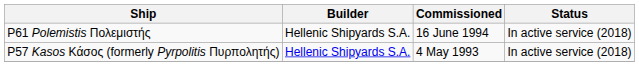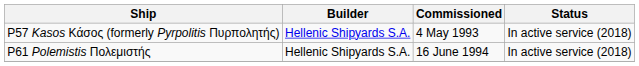rows swapped: (143, 52) <-> (79, 33)
